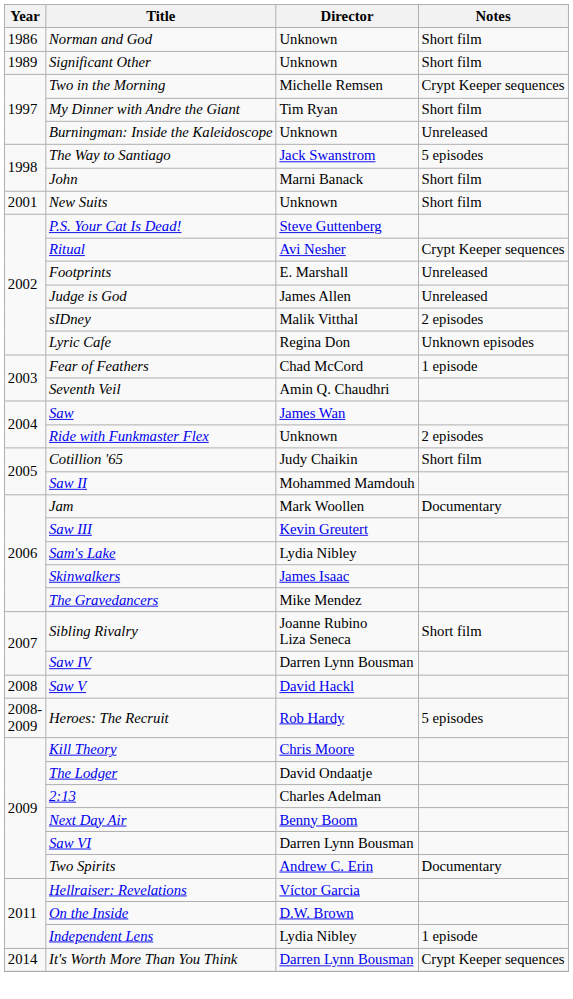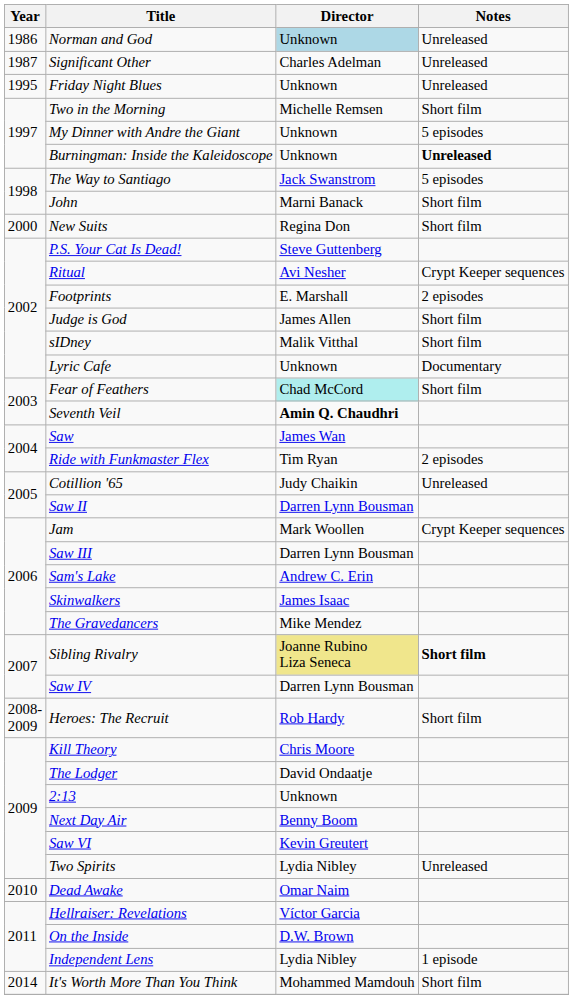(308, 39) no background -> (308, 39) lightblue background
(452, 39) Short film -> (455, 39) Unreleased
(23, 62) 1989 -> (23, 62) 1987
(308, 62) Unknown -> (330, 62) Charles Adelman
(452, 62) Short film -> (455, 62) Unreleased
+ row: (105, 86)
(493, 86) Crypt Keeper sequences -> (452, 109) Short film
(308, 109) Tim Ryan -> (308, 132) Unknown
(452, 109) Short film -> (452, 132) 5 episodes
(455, 132) normal -> (457, 156) bold
(23, 202) 2001 -> (23, 226) 2000
(308, 202) Unknown -> (315, 226) Regina Don
(455, 272) Unreleased -> (452, 296) 2 episodes
(455, 296) Unreleased -> (452, 319) Short film
(452, 319) 2 episodes -> (452, 343) Short film
(315, 343) Regina Don -> (308, 366) Unknown
(478, 343) Unknown episodes -> (462, 366) Documentary
(321, 366) no background -> (321, 389) paleturquoise background
(450, 366) 1 episode -> (452, 389) Short film
(334, 389) normal -> (339, 413) bold
(308, 436) Unknown -> (308, 459) Tim Ryan
(452, 459) Short film -> (455, 483) Unreleased
(347, 483) Mohammed Mamdouh -> (346, 506) Darren Lynn Bousman
(462, 506) Documentary -> (493, 529) Crypt Keeper sequences
(324, 529) Kevin Greutert -> (346, 553) Darren Lynn Bousman
(318, 553) Lydia Nibley -> (326, 576) Andrew C. Erin
(323, 631) no background -> (323, 654) khaki background
(452, 631) normal -> (454, 654) bold
- row: (68, 686)
(452, 718) 5 episodes -> (452, 718) Short film
(330, 796) Charles Adelman -> (308, 796) Unknown
(346, 843) Darren Lynn Bousman -> (324, 843) Kevin Greutert
(326, 866) Andrew C. Erin -> (318, 866) Lydia Nibley
(462, 866) Documentary -> (455, 866) Unreleased
+ row: (86, 889)
(346, 959) Darren Lynn Bousman -> (347, 983) Mohammed Mamdouh
(493, 959) Crypt Keeper sequences -> (452, 983) Short film
